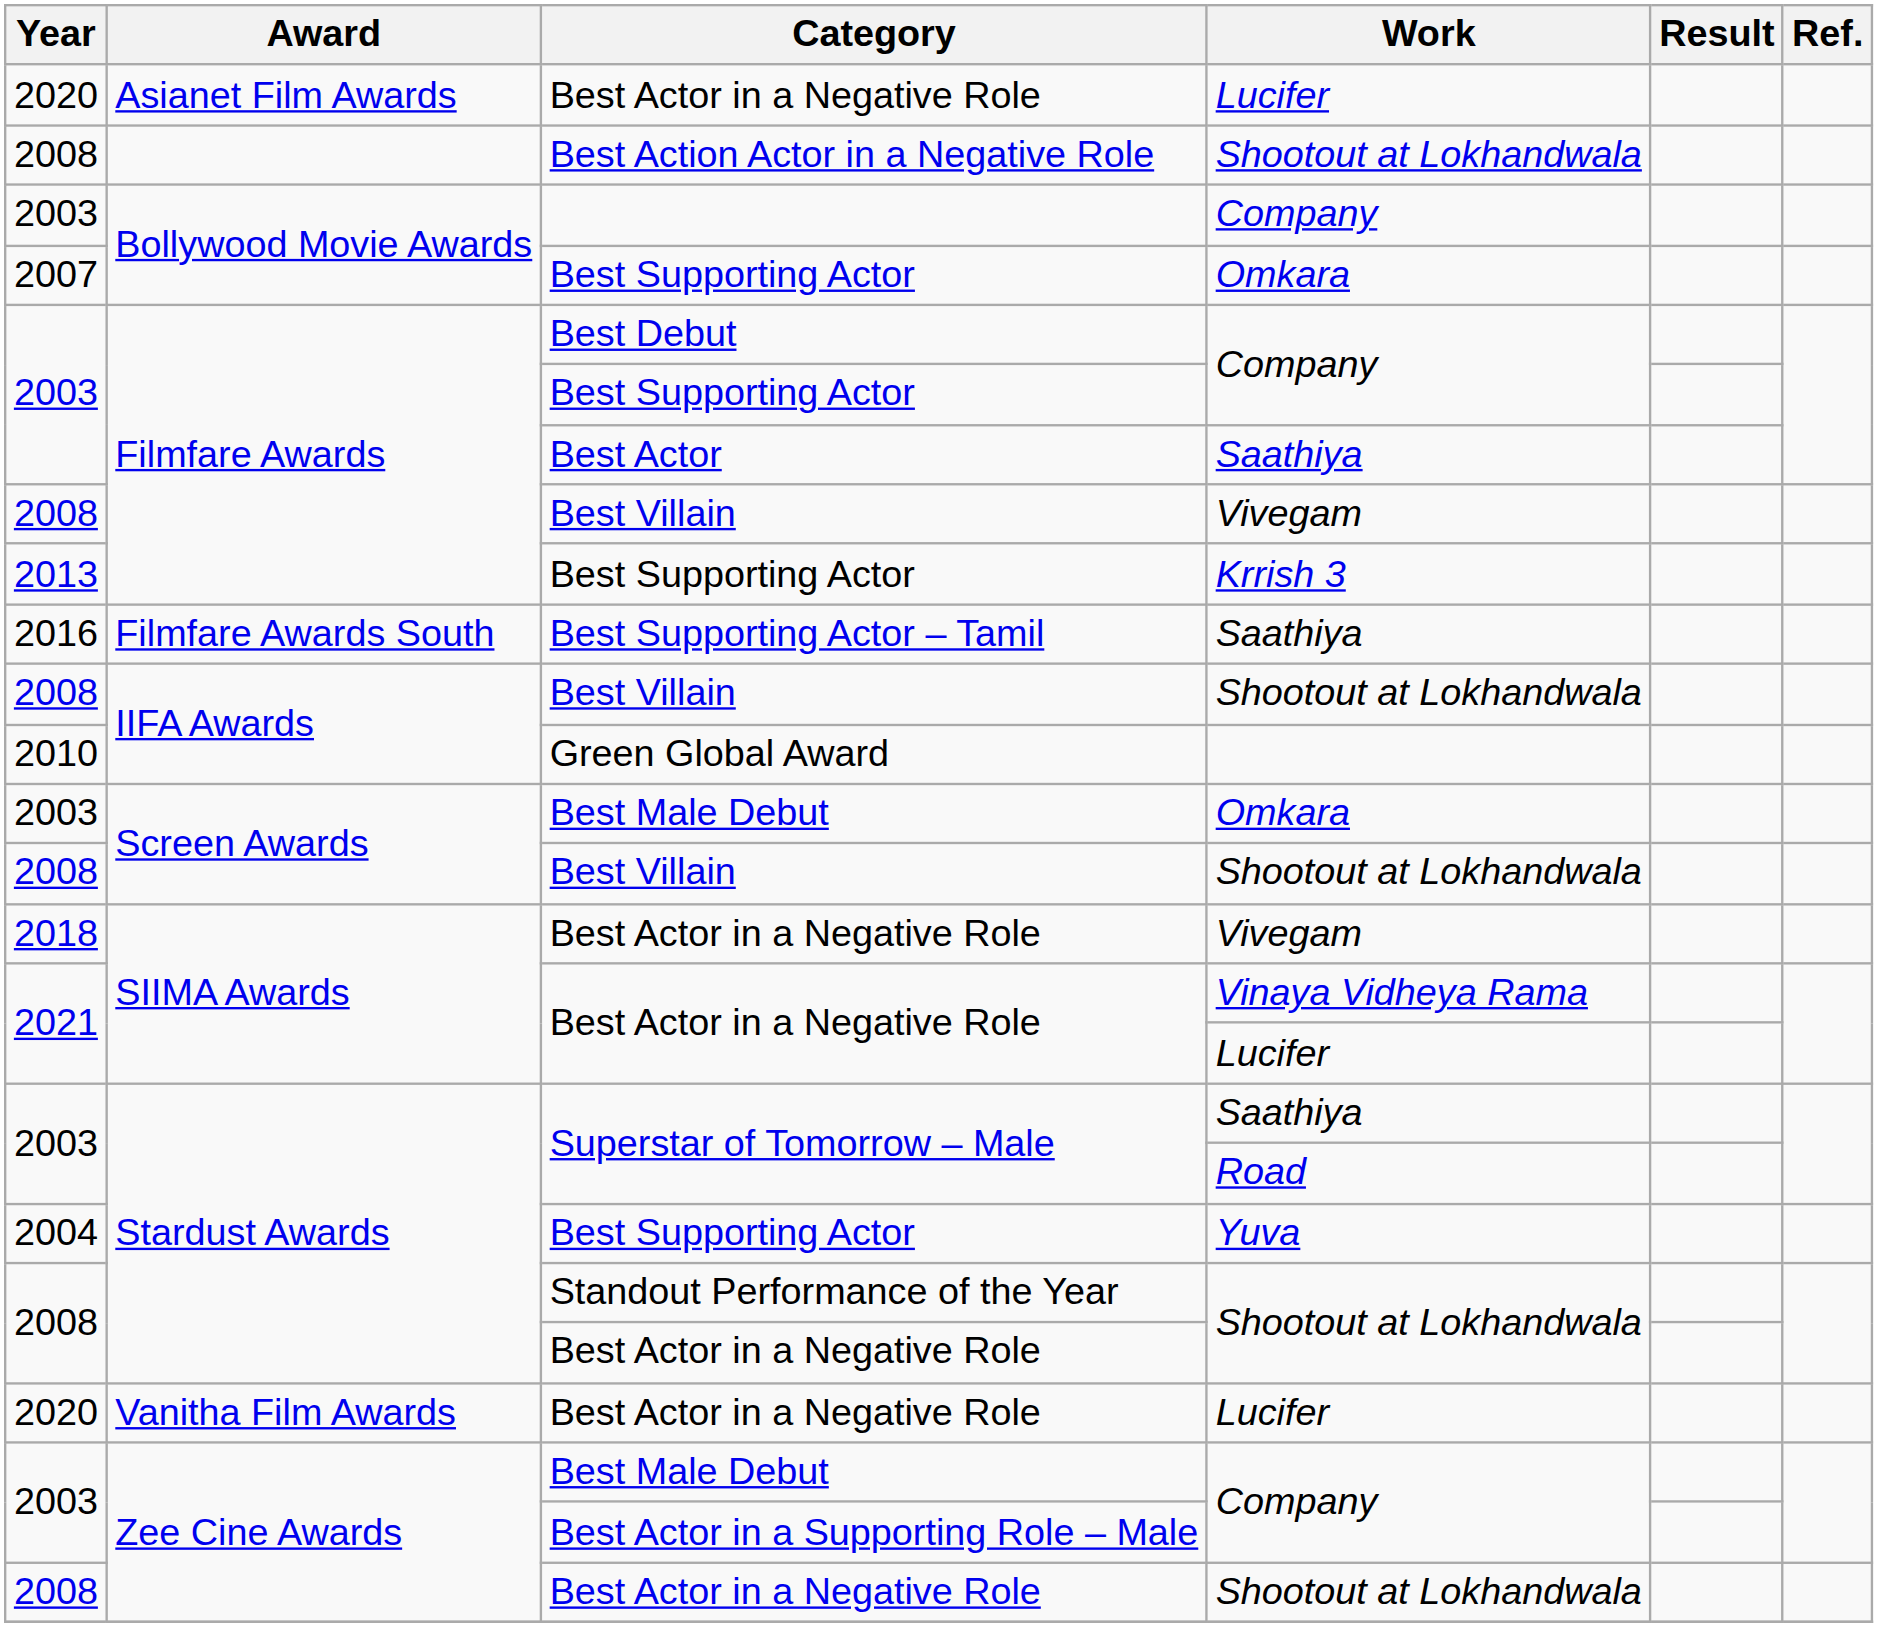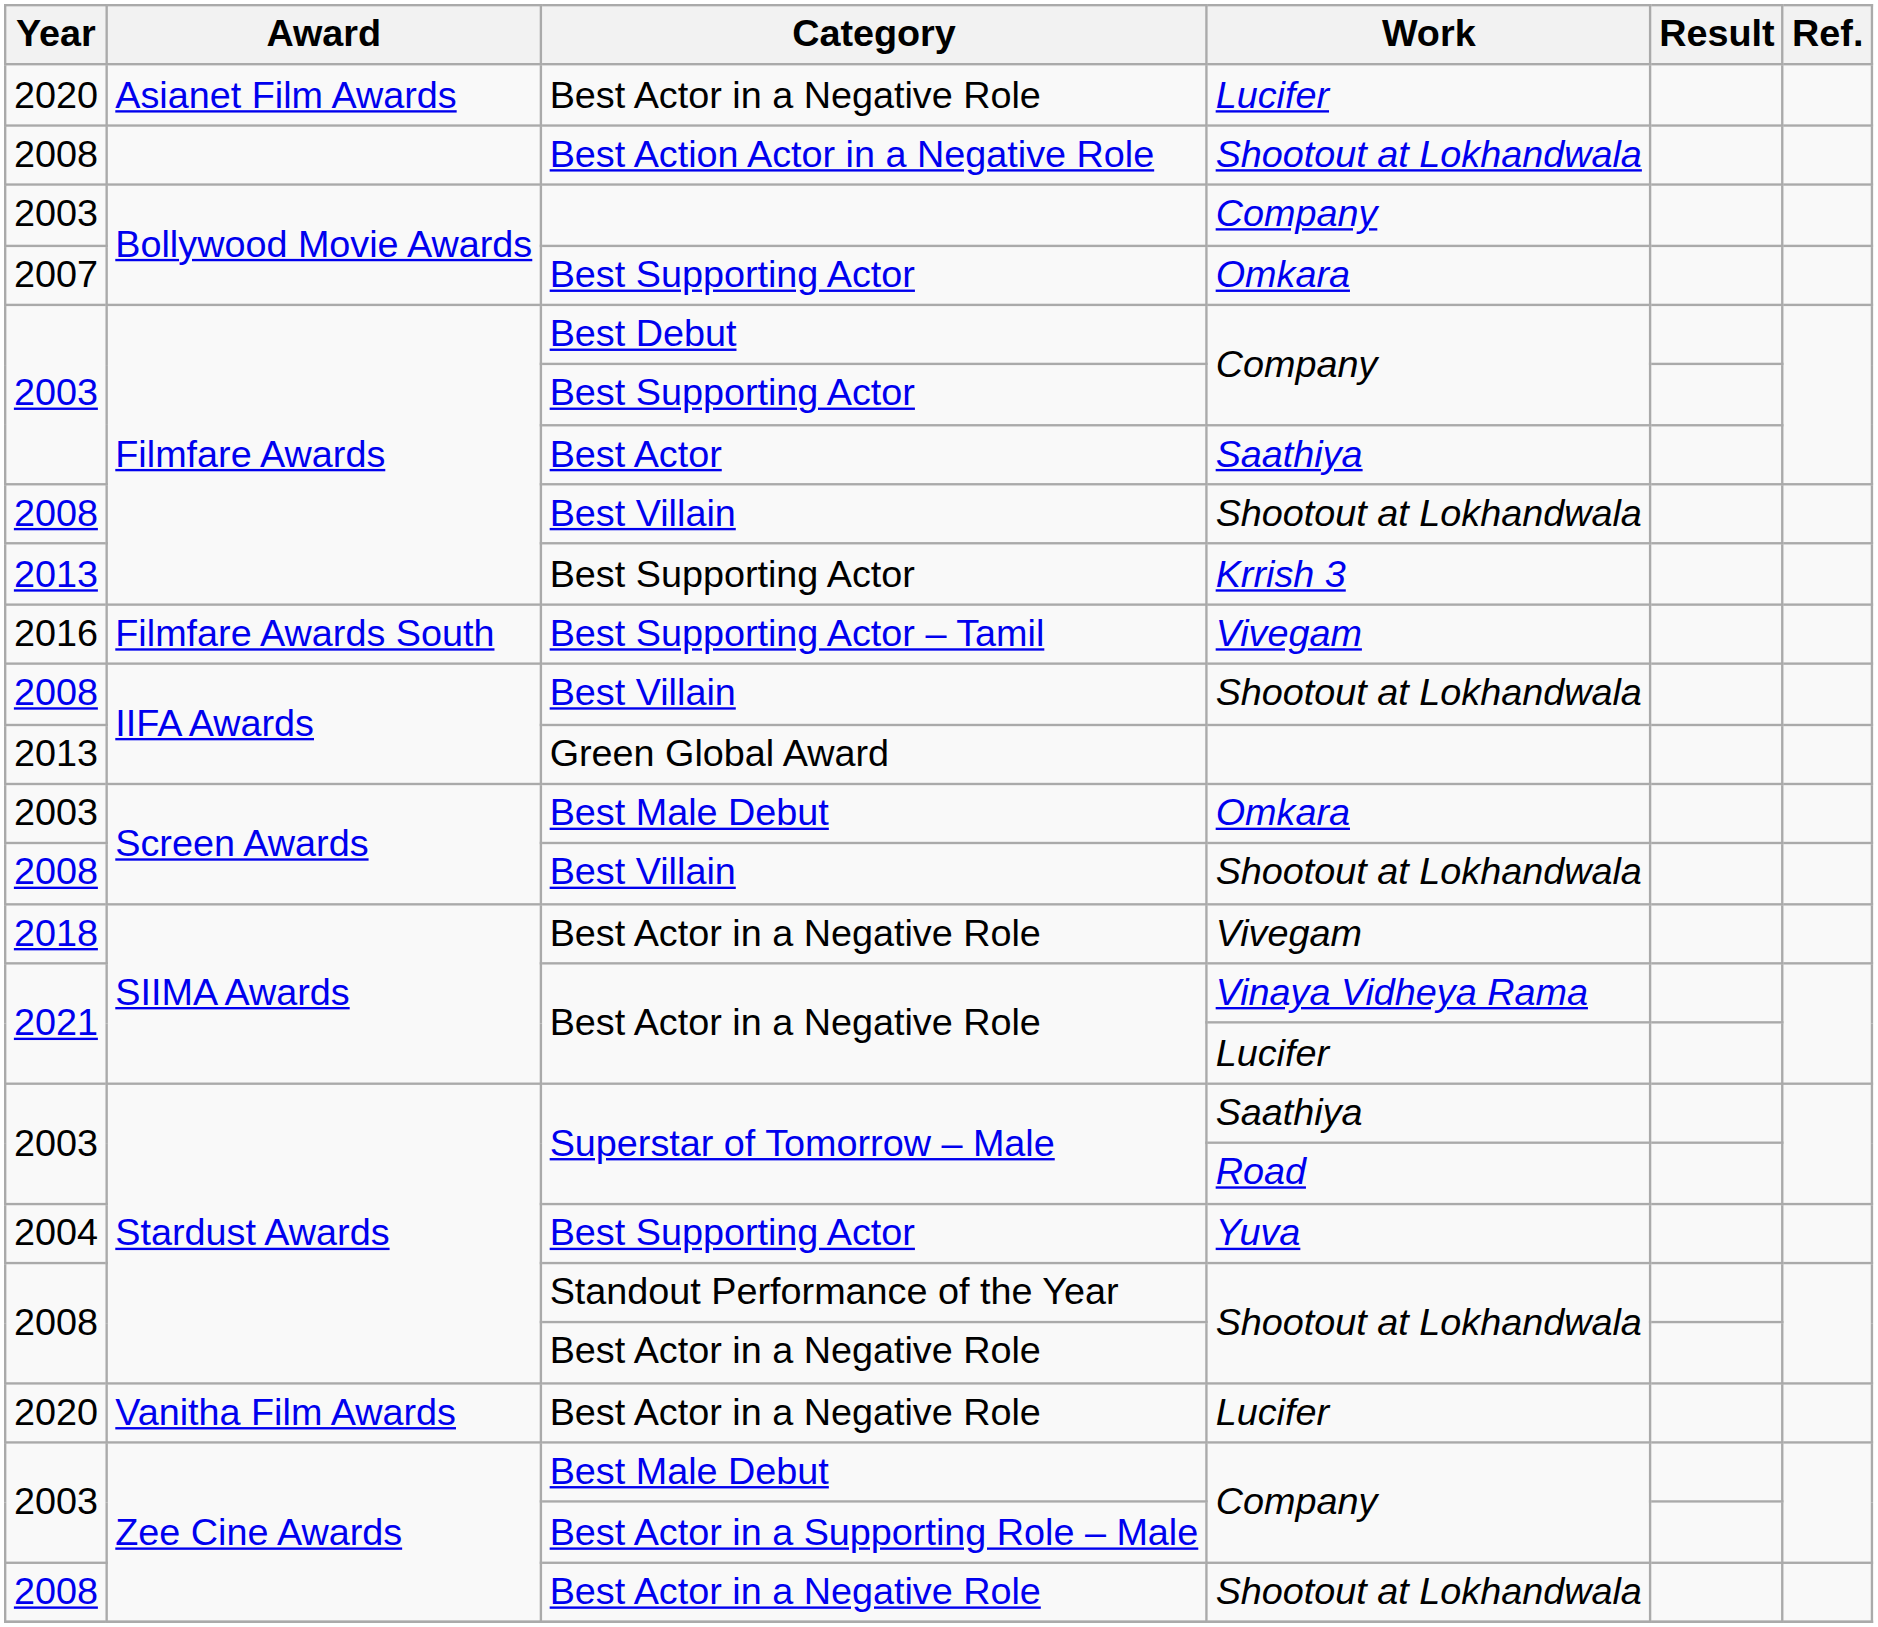(1289, 513) Vivegam -> (1429, 513) Shootout at Lokhandwala
(1289, 633) Saathiya -> (1289, 633) Vivegam
(56, 753) 2010 -> (56, 753) 2013
